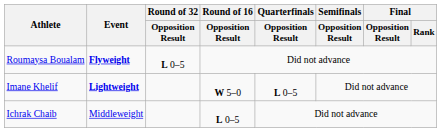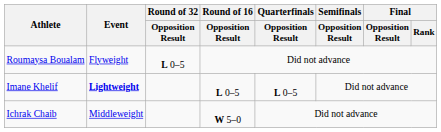(109, 60) bold -> (109, 60) normal
(228, 93) W 5–0 -> (228, 93) L 0–5
(228, 120) L 0–5 -> (228, 120) W 5–0
